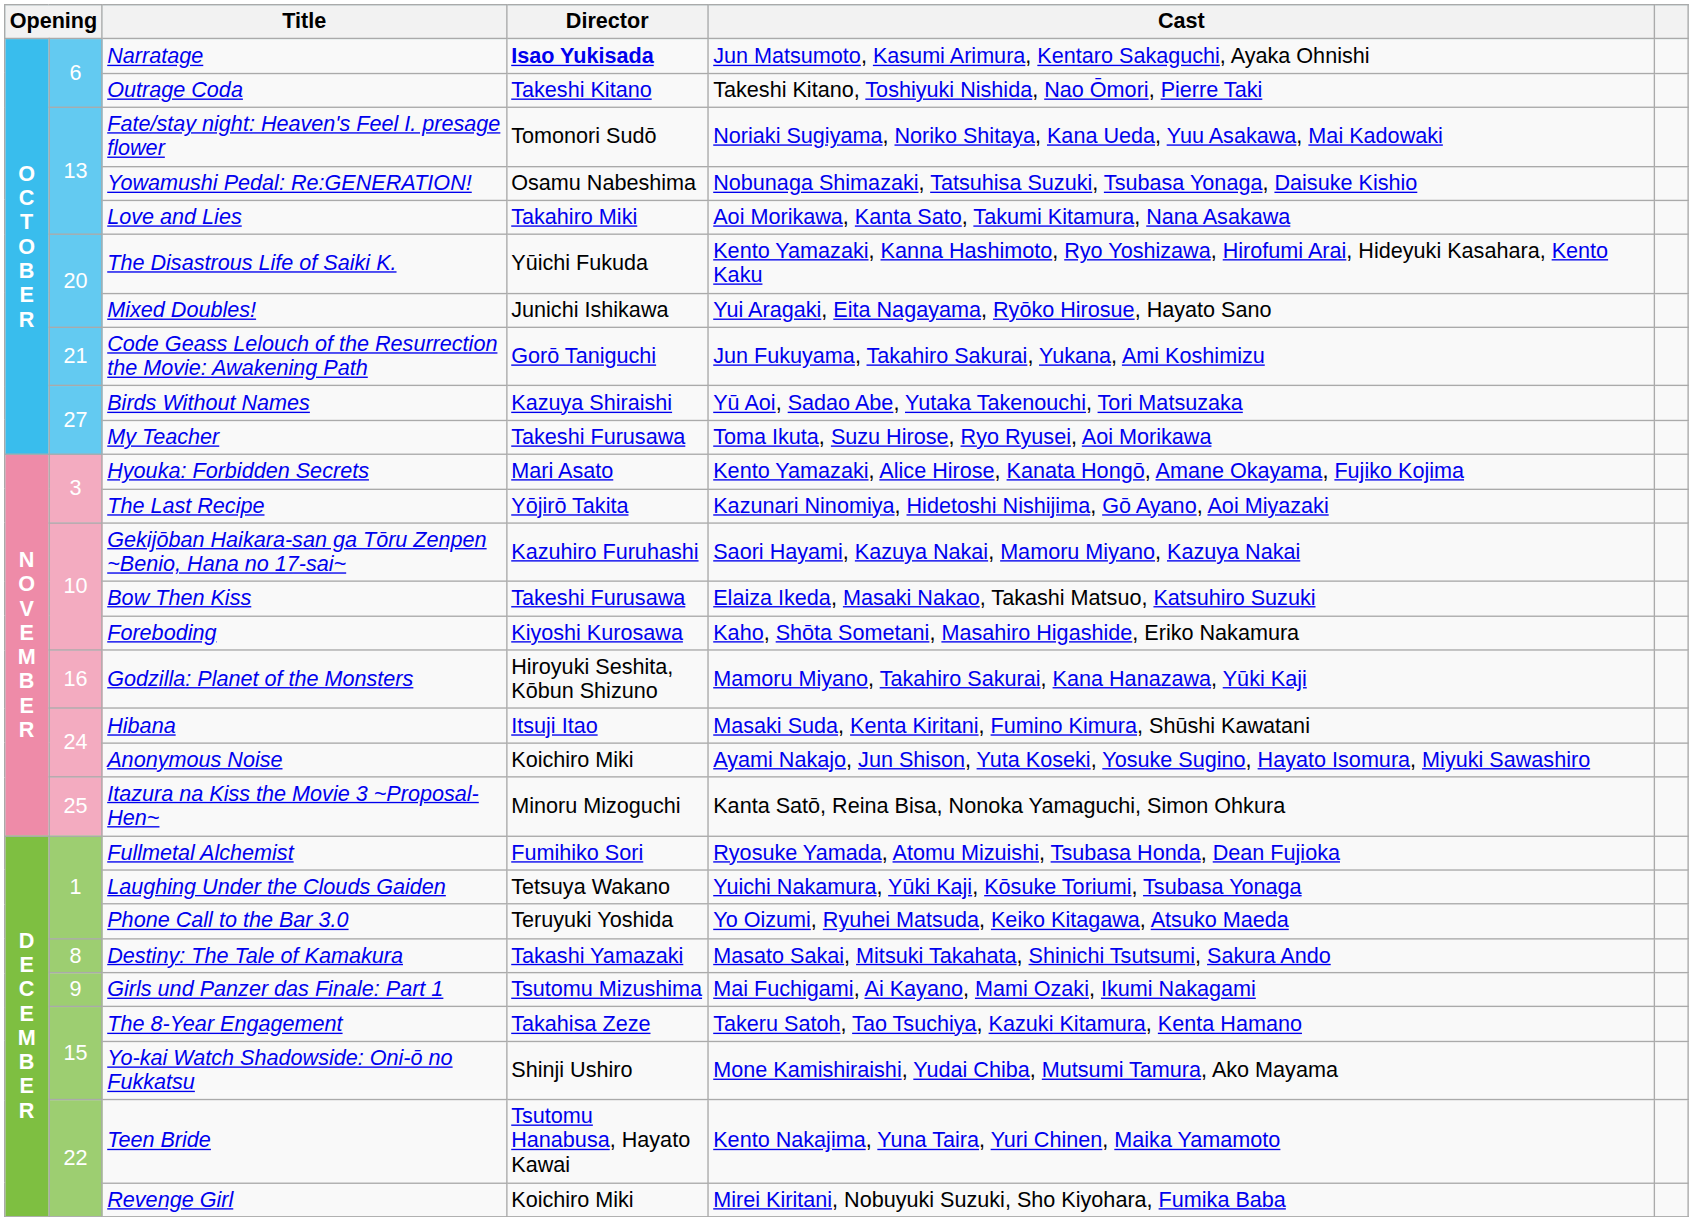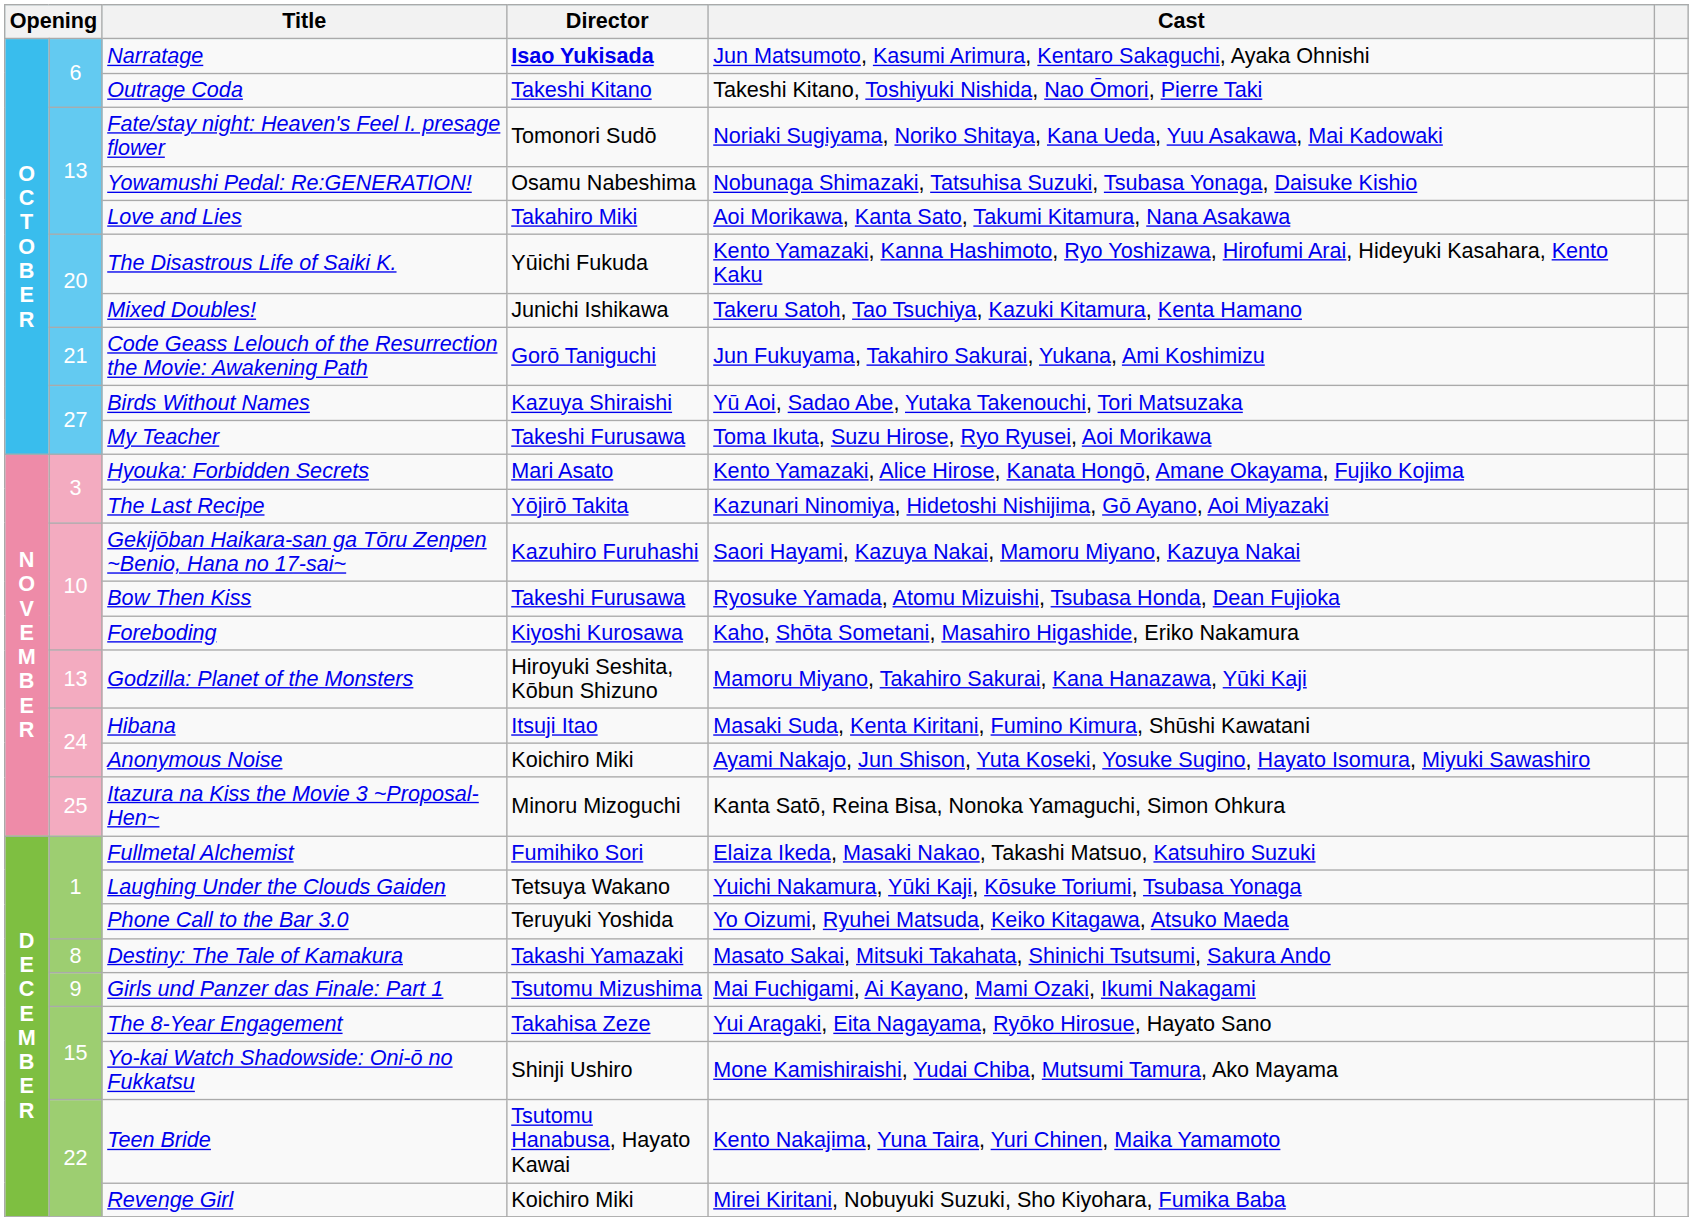(992, 310) Yui Aragaki, Eita Nagayama, Ryōko Hirosue, Hayato Sano -> (1008, 310) Takeru Satoh, Tao Tsuchiya, Kazuki Kitamura, Kenta Hamano
(1014, 598) Elaiza Ikeda, Masaki Nakao, Takashi Matsuo, Katsuhiro Suzuki -> (1027, 598) Ryosuke Yamada, Atomu Mizuishi, Tsubasa Honda, Dean Fujioka
(75, 679) 16 -> (75, 679) 13
(1027, 852) Ryosuke Yamada, Atomu Mizuishi, Tsubasa Honda, Dean Fujioka -> (1014, 852) Elaiza Ikeda, Masaki Nakao, Takashi Matsuo, Katsuhiro Suzuki
(1008, 1023) Takeru Satoh, Tao Tsuchiya, Kazuki Kitamura, Kenta Hamano -> (992, 1023) Yui Aragaki, Eita Nagayama, Ryōko Hirosue, Hayato Sano
